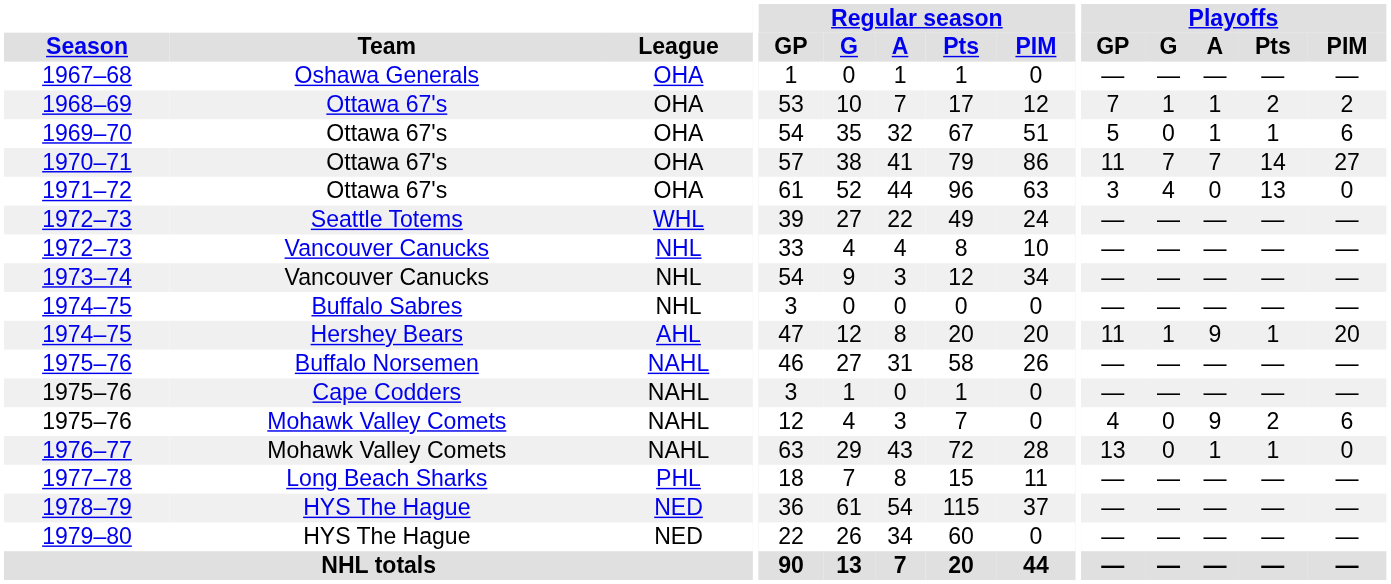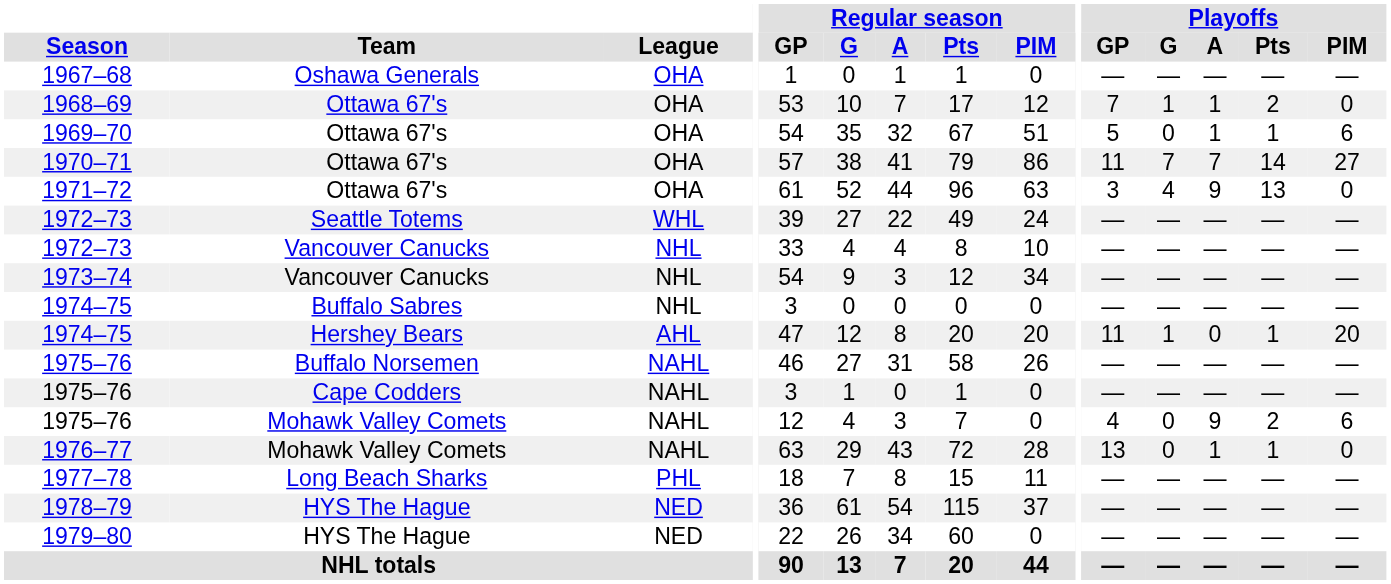(1347, 104) 2 -> (1347, 104) 0
(1215, 190) 0 -> (1215, 190) 9
(1215, 334) 9 -> (1215, 334) 0
